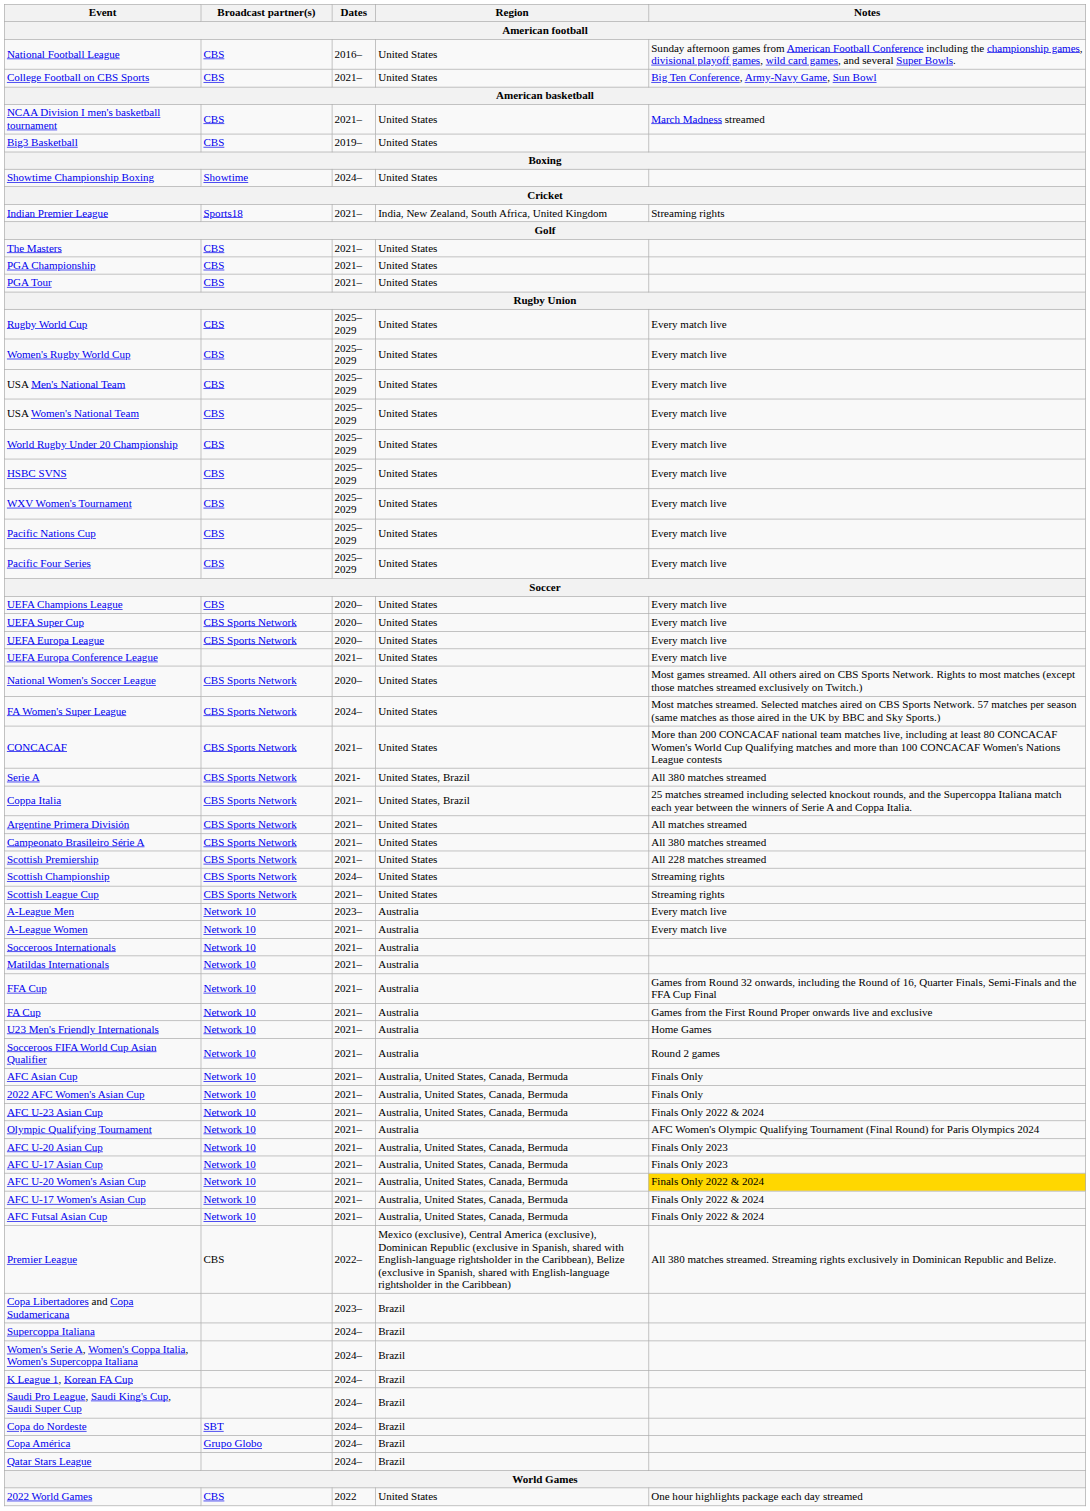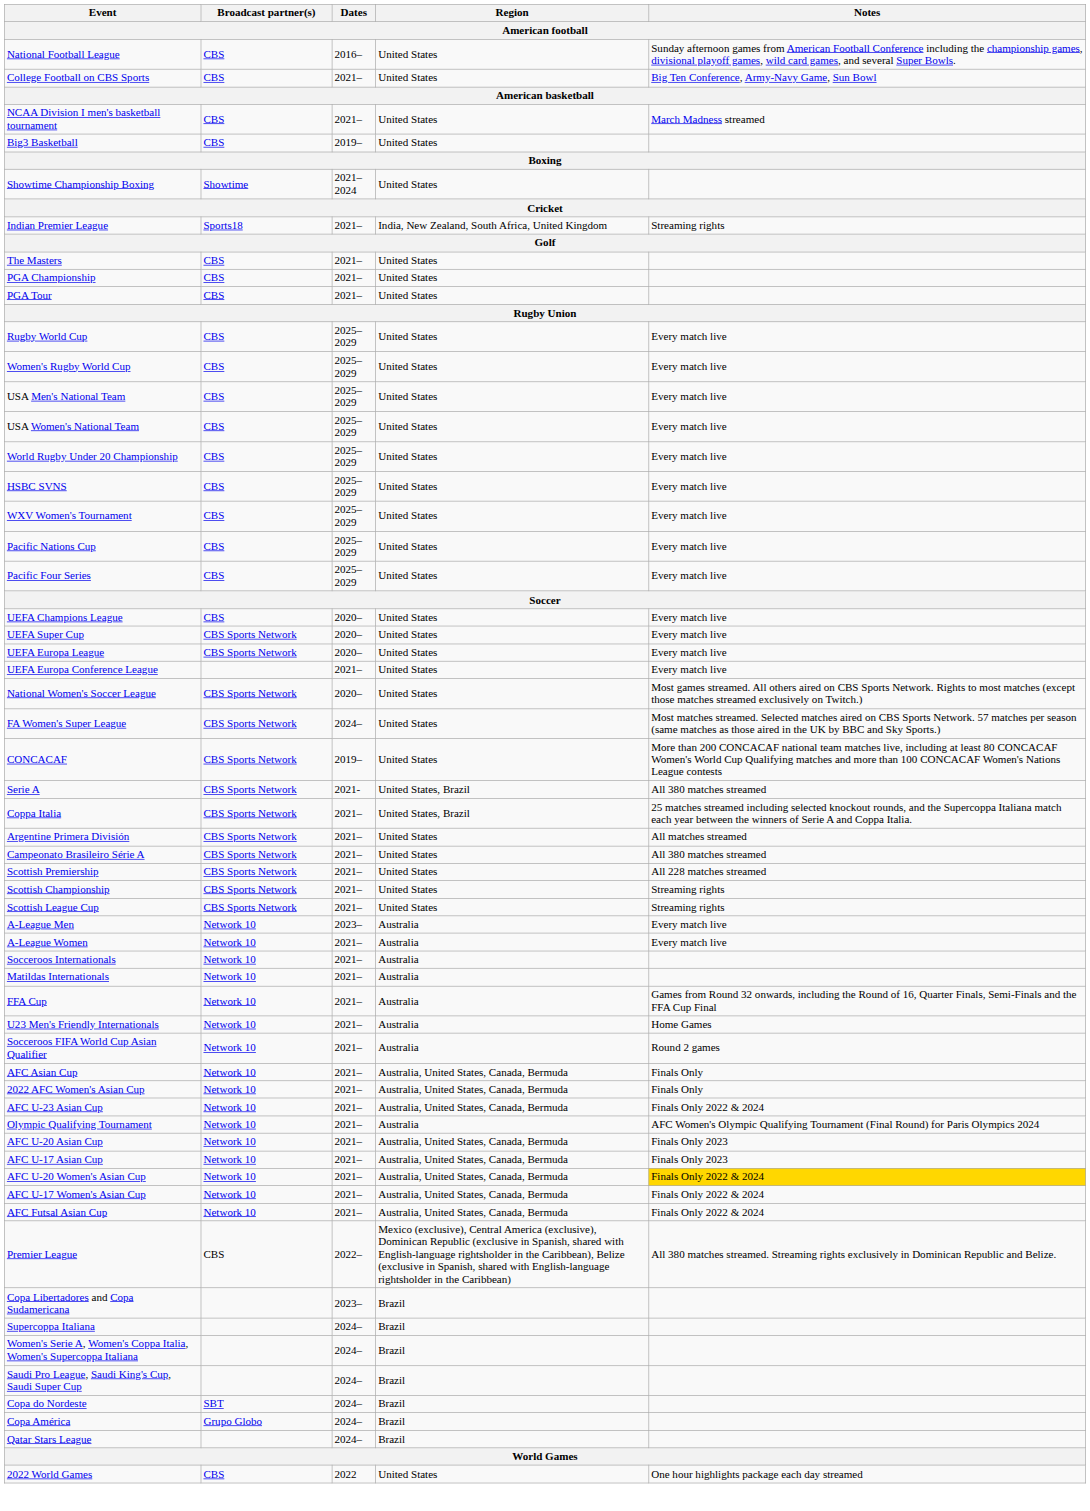(348, 178) 2024– -> (348, 184) 2021–2024
(348, 747) 2021– -> (348, 759) 2019–
(348, 877) 2024– -> (348, 889) 2021–
- row: (24, 1012)
- row: (70, 1379)
